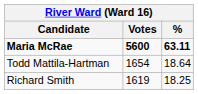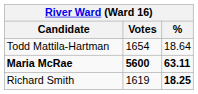rows swapped: (40, 47) <-> (58, 64)
(178, 81) normal -> (178, 81) bold
